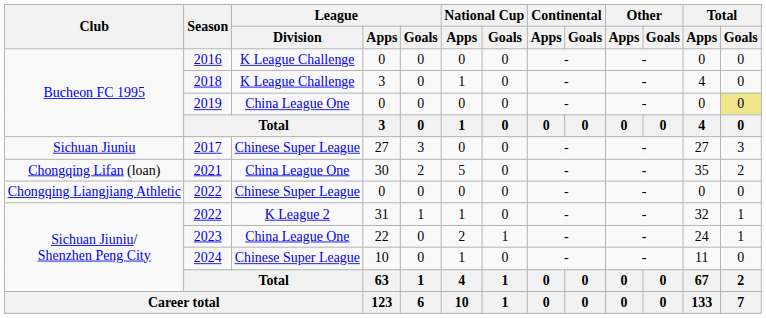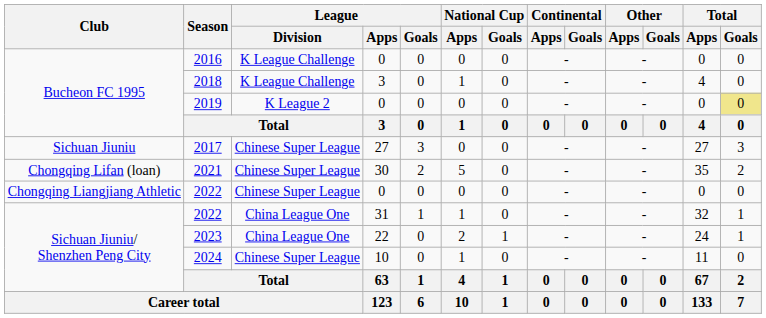(297, 103) China League One -> (297, 103) K League 2
(297, 170) China League One -> (297, 170) Chinese Super League
(297, 214) K League 2 -> (297, 214) China League One
